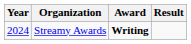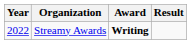(18, 30) 2024 -> (18, 30) 2022
